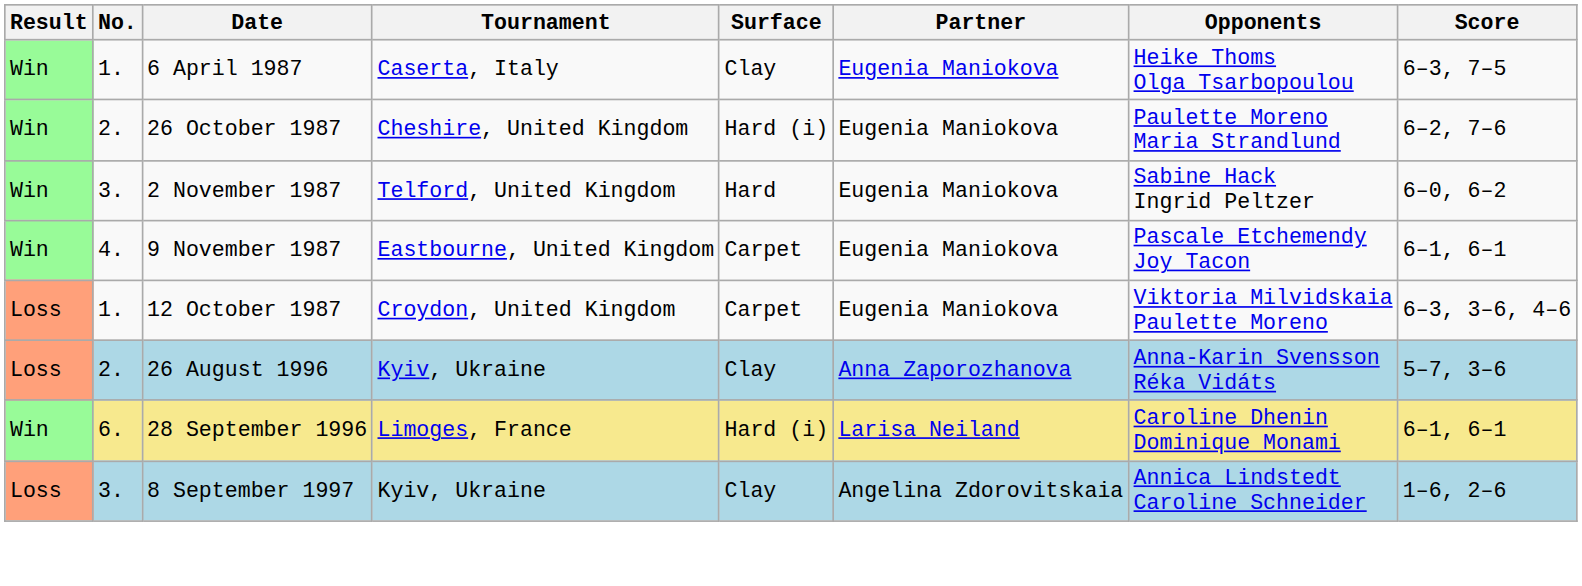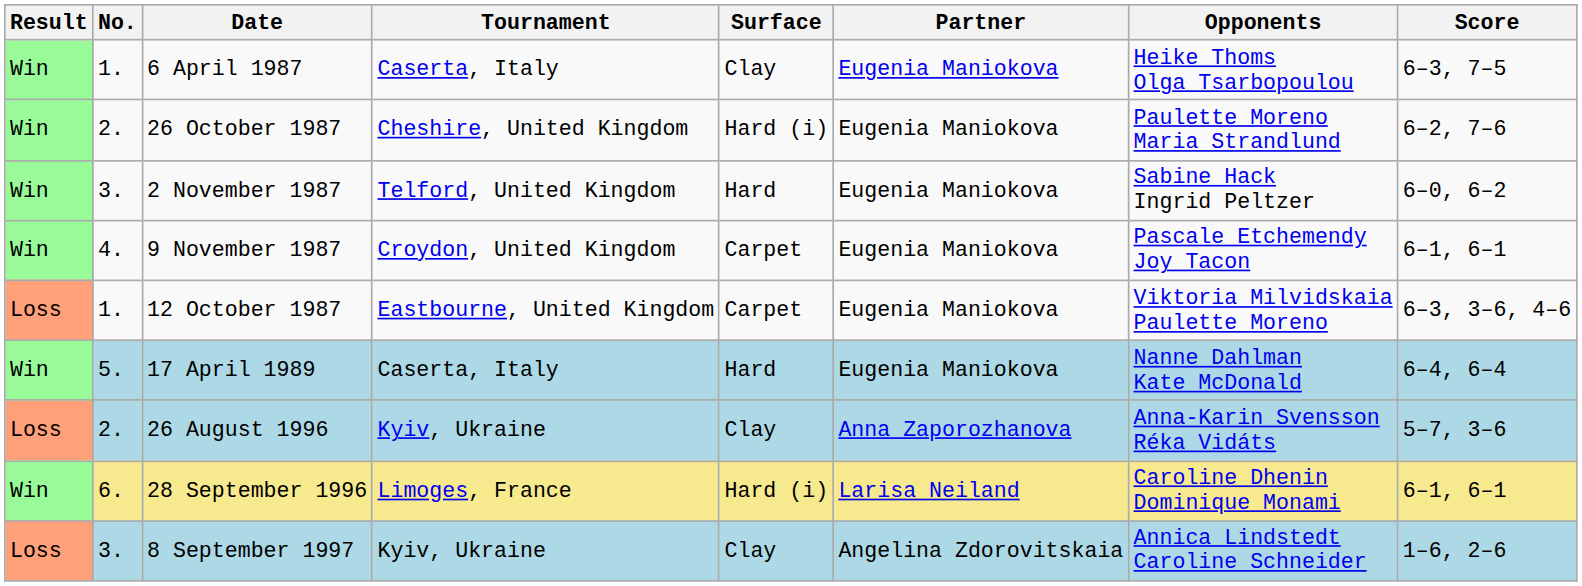(546, 250) Eastbourne, United Kingdom -> (526, 250) Croydon, United Kingdom
(526, 310) Croydon, United Kingdom -> (546, 310) Eastbourne, United Kingdom
+ row: (231, 370)
